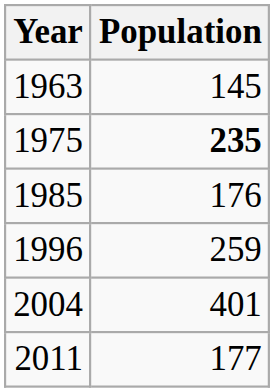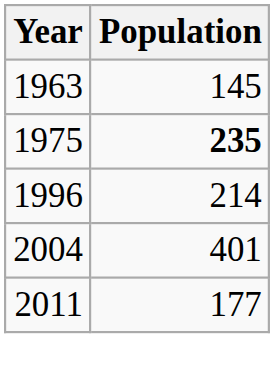- row: (48, 195)
(236, 249) 259 -> (236, 195) 214
